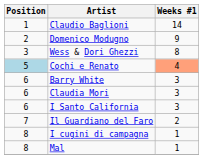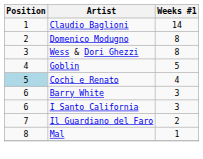(177, 38) 9 -> (177, 38) 8
+ row: (64, 65)
(177, 65) lightsalmon background -> (177, 79) no background
- row: (79, 93)
- row: (99, 134)
